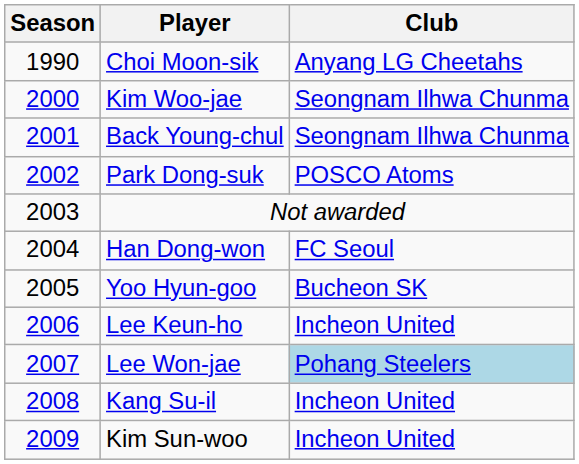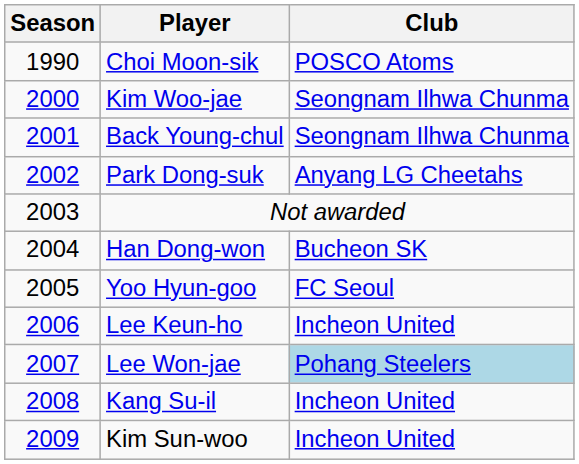(409, 61) Anyang LG Cheetahs -> (374, 61) POSCO Atoms
(374, 174) POSCO Atoms -> (409, 174) Anyang LG Cheetahs
(344, 250) FC Seoul -> (361, 250) Bucheon SK
(361, 288) Bucheon SK -> (344, 288) FC Seoul
